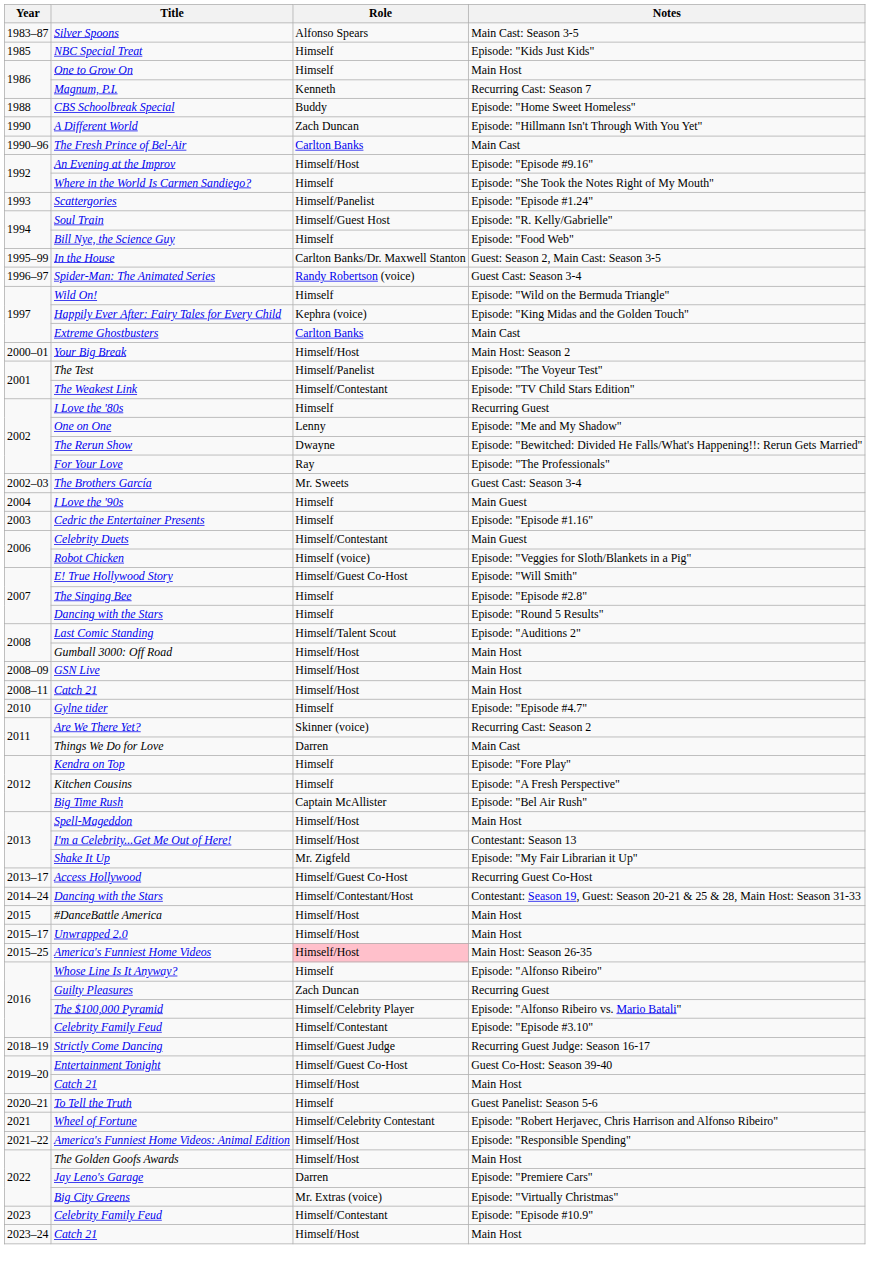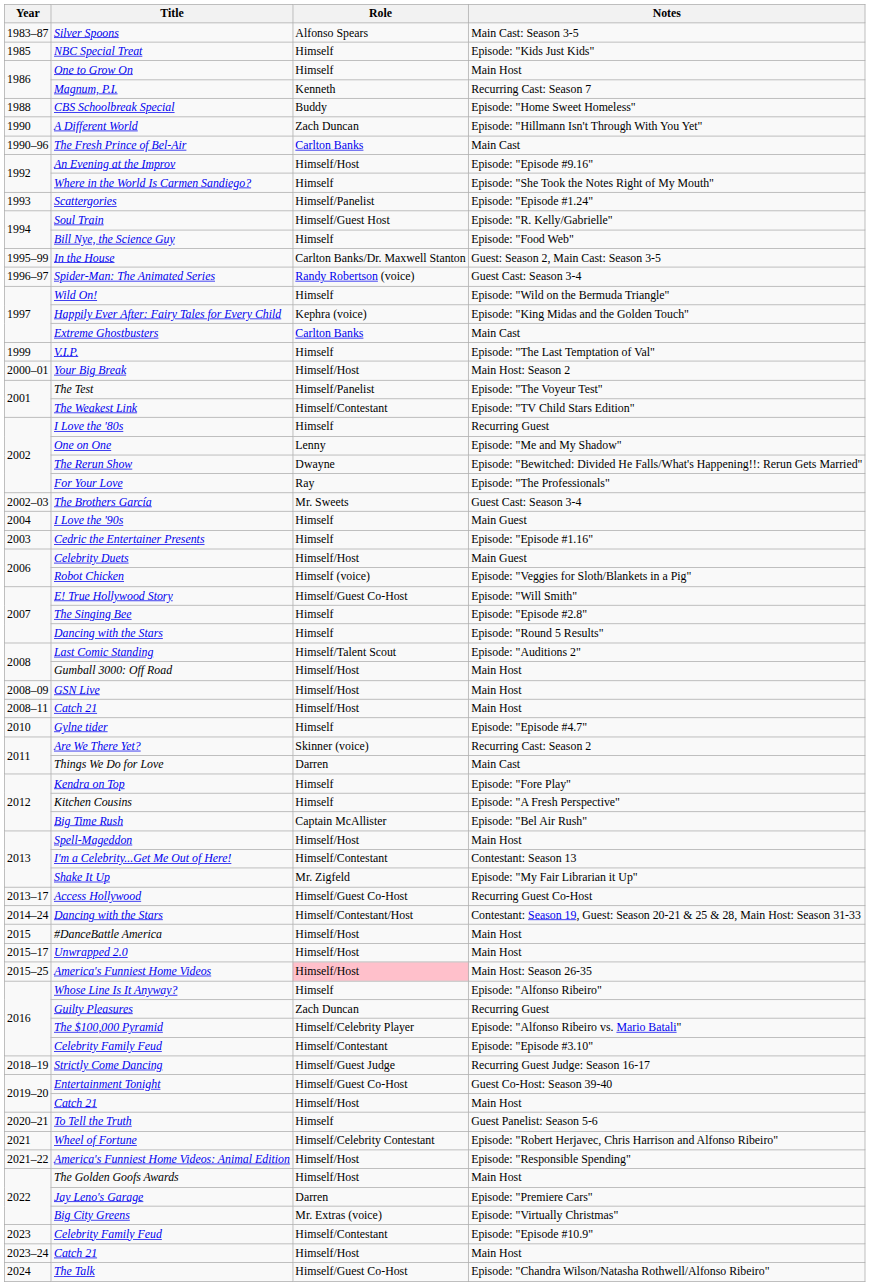+ row: (19, 351)
(341, 539) Himself/Contestant -> (327, 558) Himself/Host
(327, 840) Himself/Host -> (341, 858) Himself/Contestant
+ row: (19, 1271)
